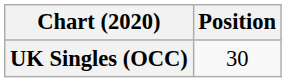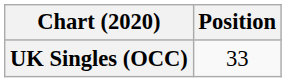(237, 58) 30 -> (237, 58) 33
